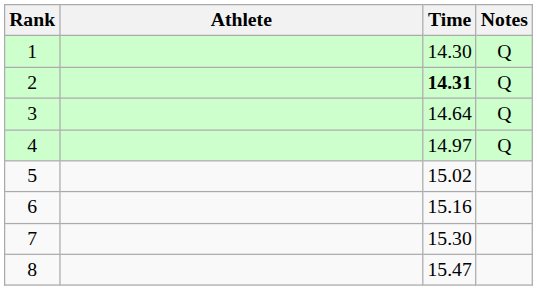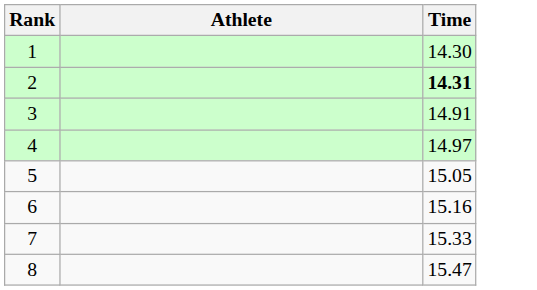- column: (504, 20)
(450, 113) 14.64 -> (450, 113) 14.91
(450, 176) 15.02 -> (450, 176) 15.05
(450, 238) 15.30 -> (450, 238) 15.33
